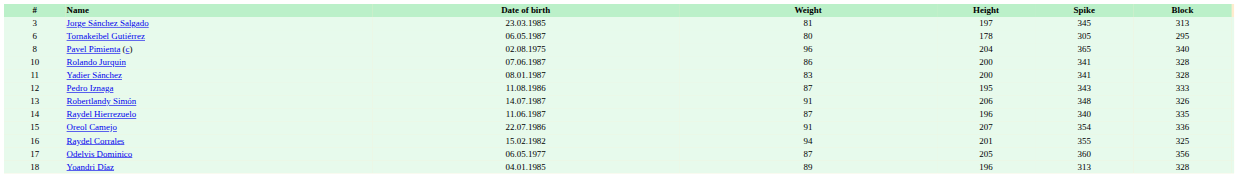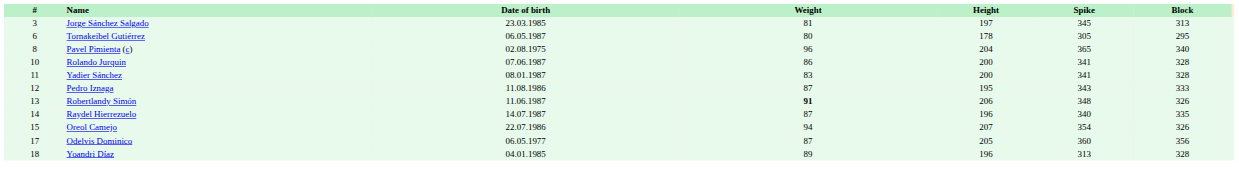(526, 101) 14.07.1987 -> (526, 101) 11.06.1987
(808, 101) normal -> (808, 101) bold
(526, 114) 11.06.1987 -> (526, 114) 14.07.1987
(808, 127) 91 -> (808, 127) 94
(1182, 127) 336 -> (1182, 127) 326
- row: (95, 140)
